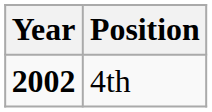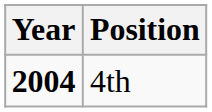(43, 80) 2002 -> (43, 80) 2004
